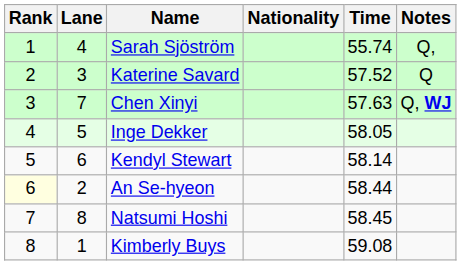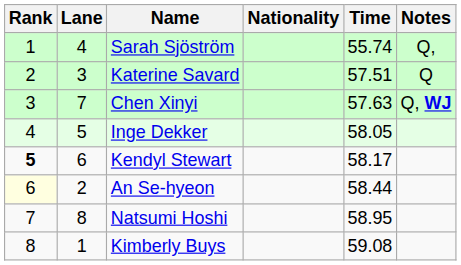(370, 75) 57.52 -> (370, 75) 57.51
(31, 160) normal -> (31, 160) bold
(370, 160) 58.14 -> (370, 160) 58.17
(370, 217) 58.45 -> (370, 217) 58.95
